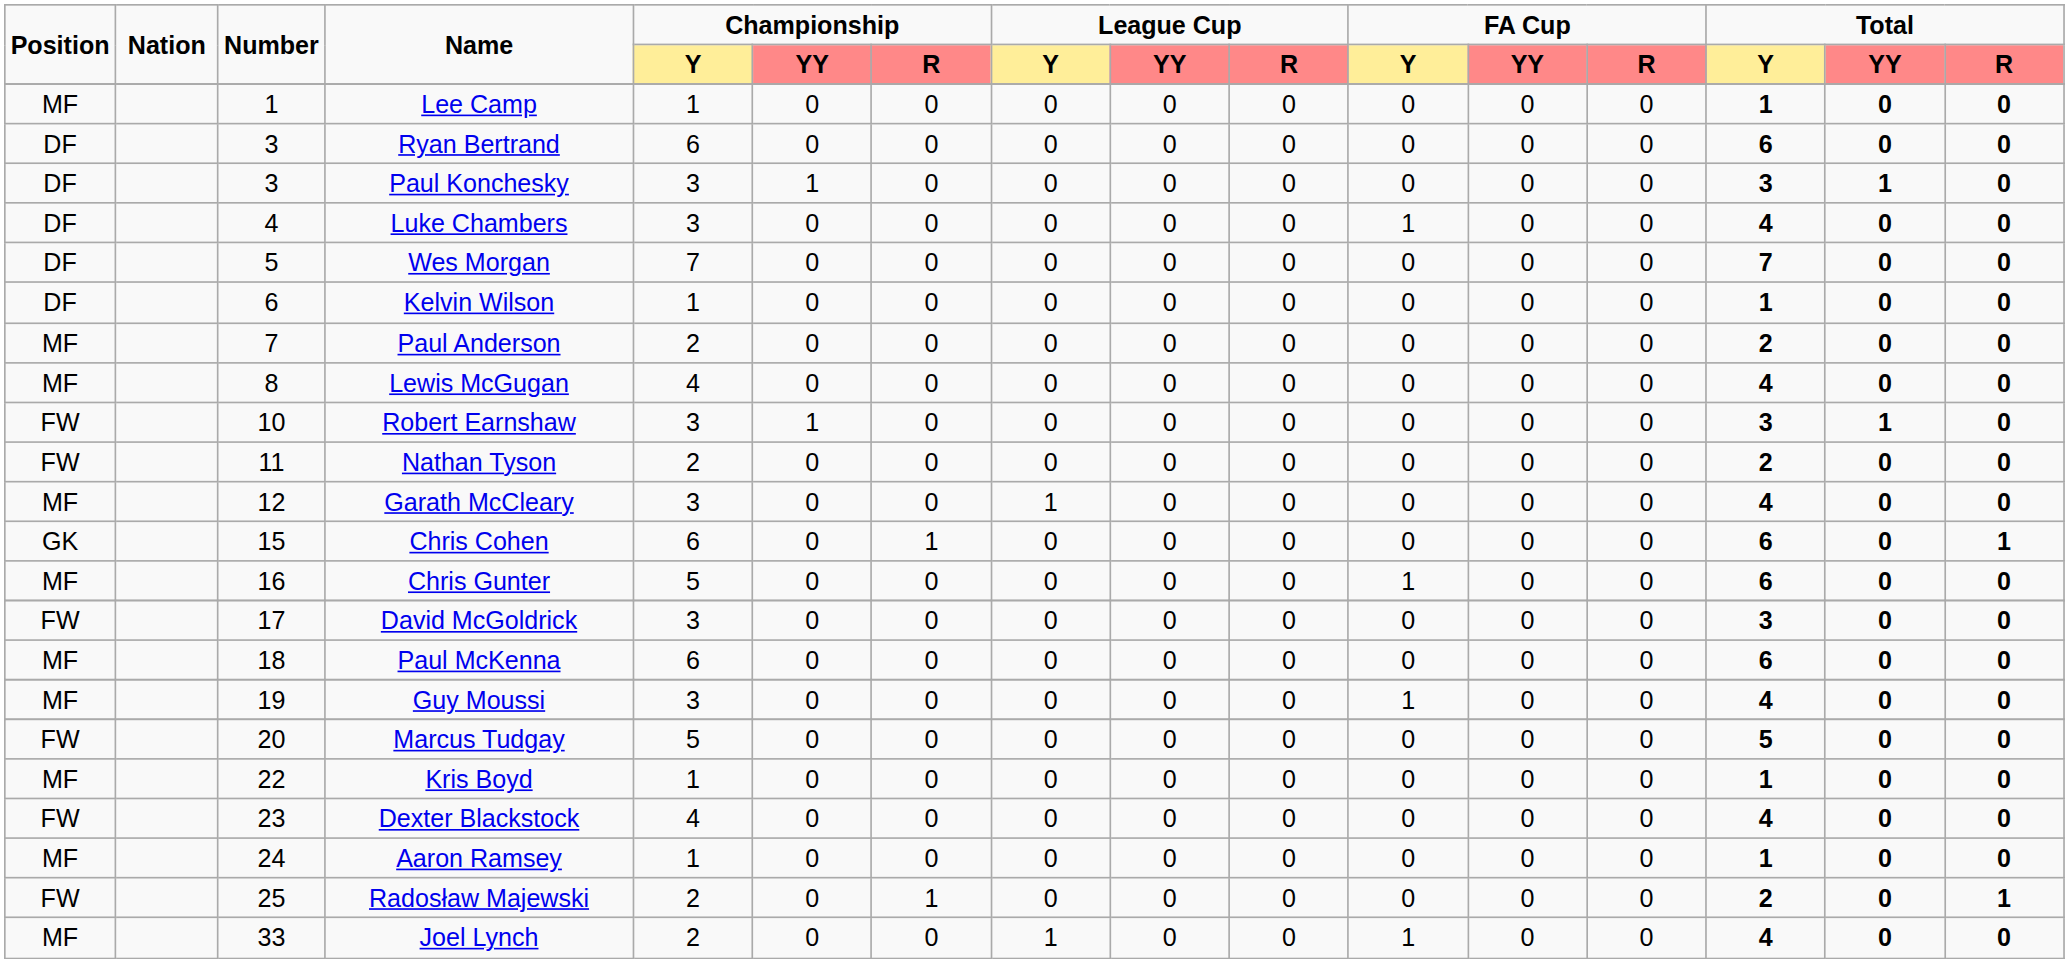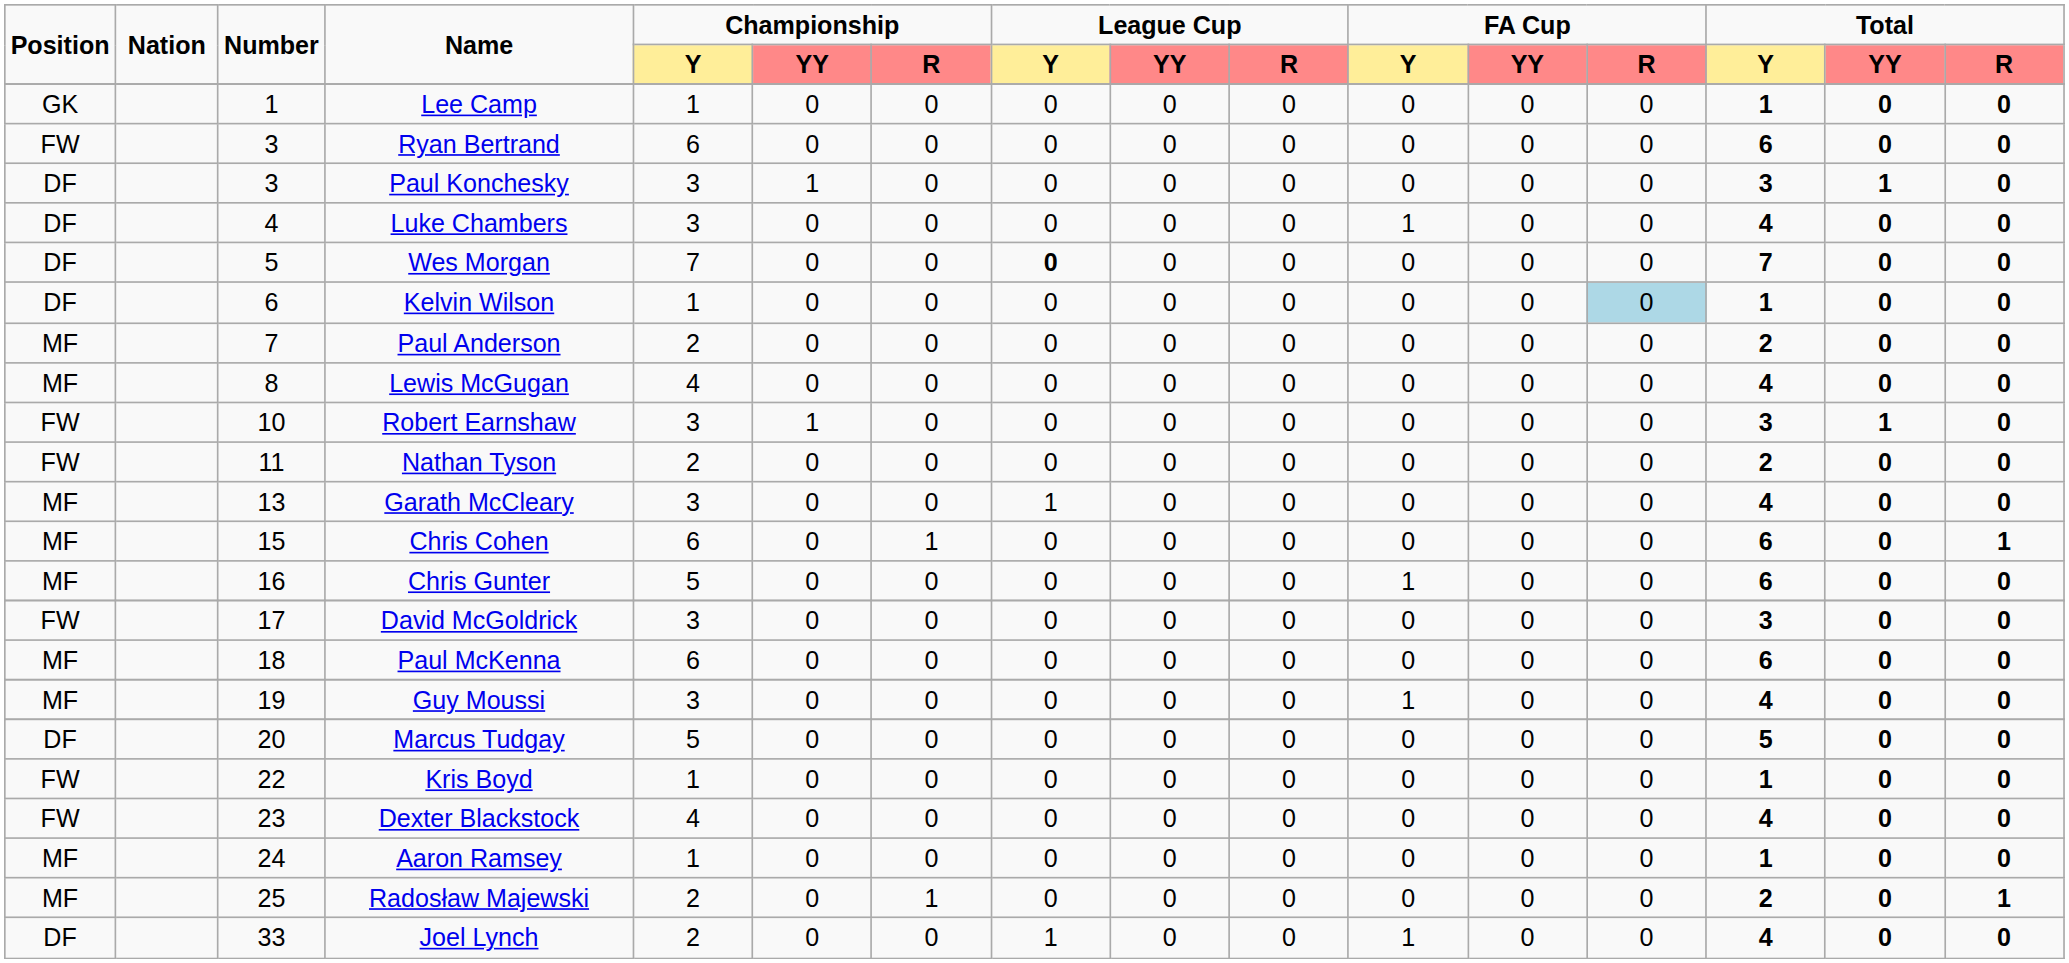(60, 104) MF -> (60, 104) GK
(60, 144) DF -> (60, 144) FW
(1051, 263) normal -> (1051, 263) bold
(1647, 303) no background -> (1647, 303) lightblue background
(271, 501) 12 -> (271, 501) 13
(60, 541) GK -> (60, 541) MF
(60, 740) FW -> (60, 740) DF
(60, 779) MF -> (60, 779) FW
(60, 898) FW -> (60, 898) MF
(60, 938) MF -> (60, 938) DF
